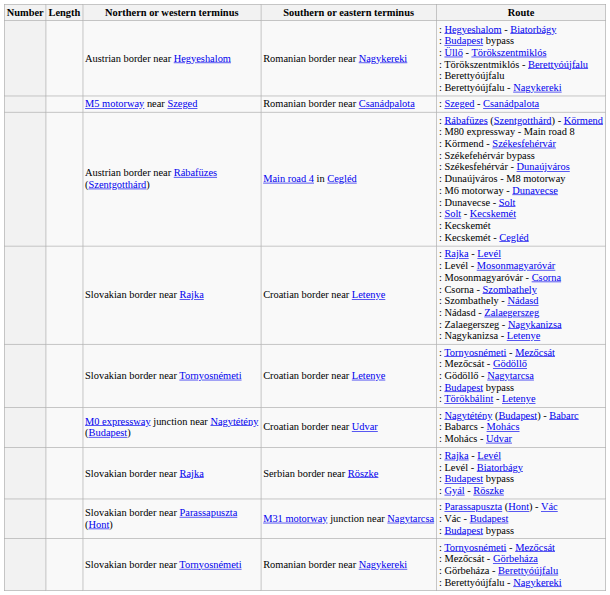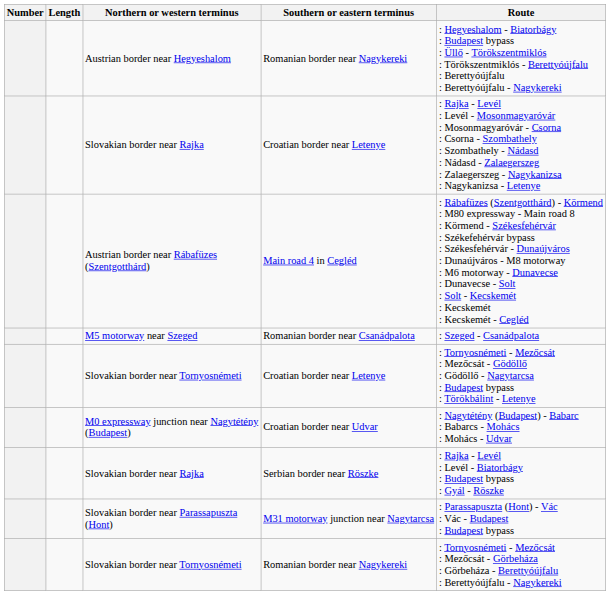rows swapped: (144, 295) <-> (141, 104)
